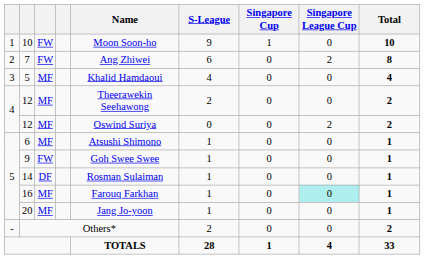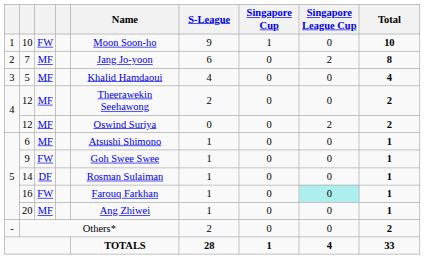(45, 60) FW -> (45, 60) MF
(125, 60) Ang Zhiwei -> (125, 60) Jang Jo-yoon
(45, 193) MF -> (45, 193) FW
(125, 211) Jang Jo-yoon -> (125, 211) Ang Zhiwei
